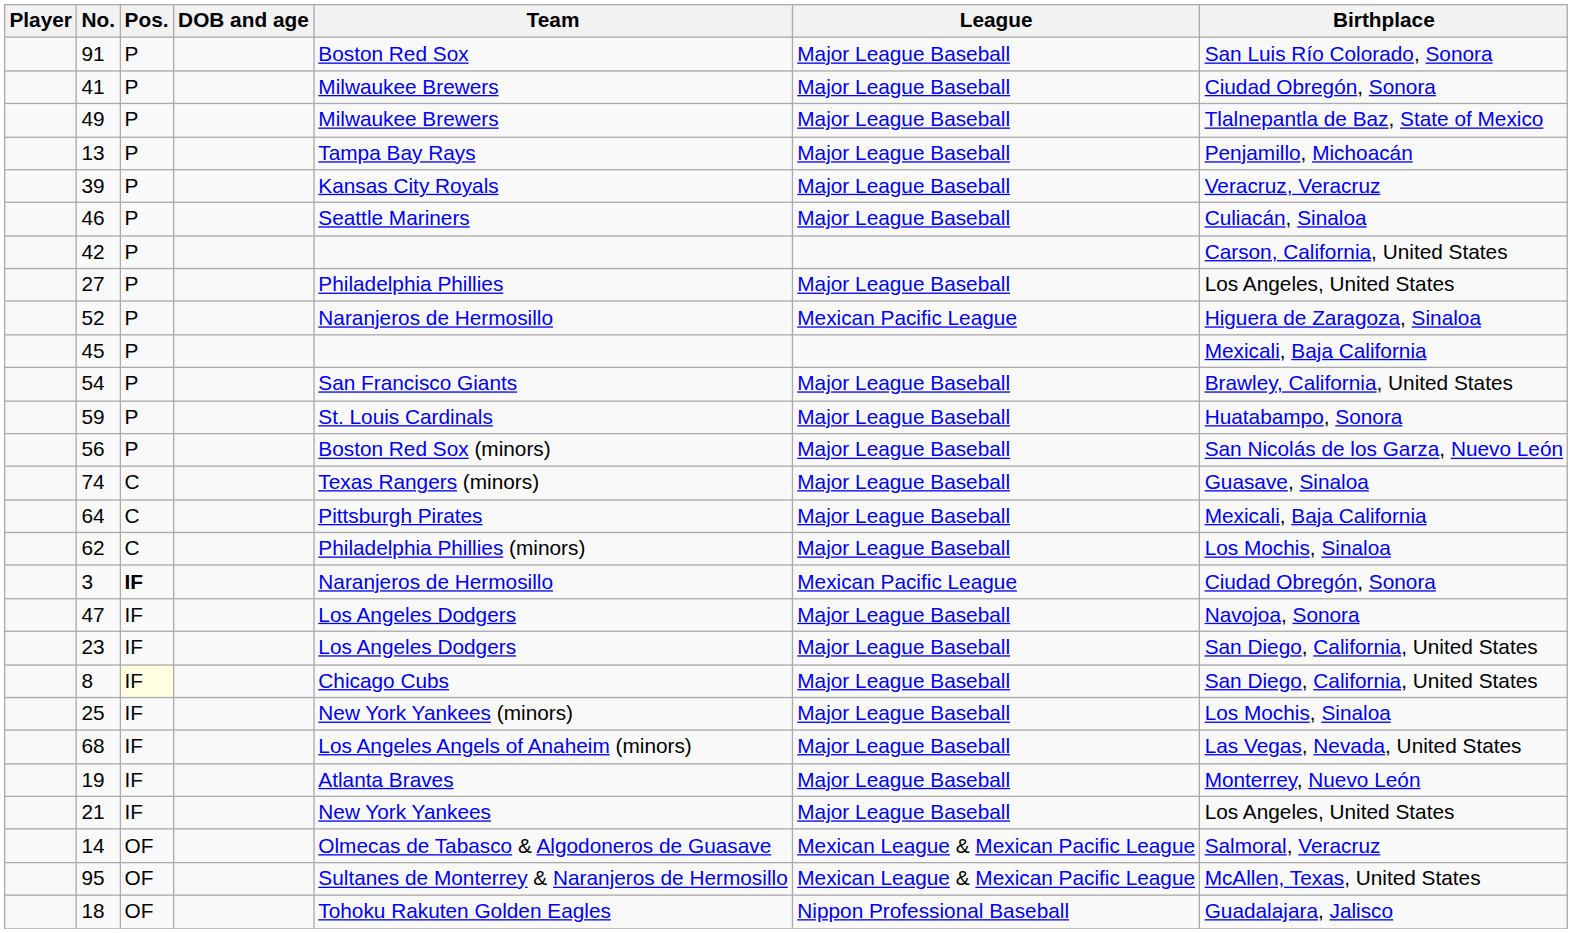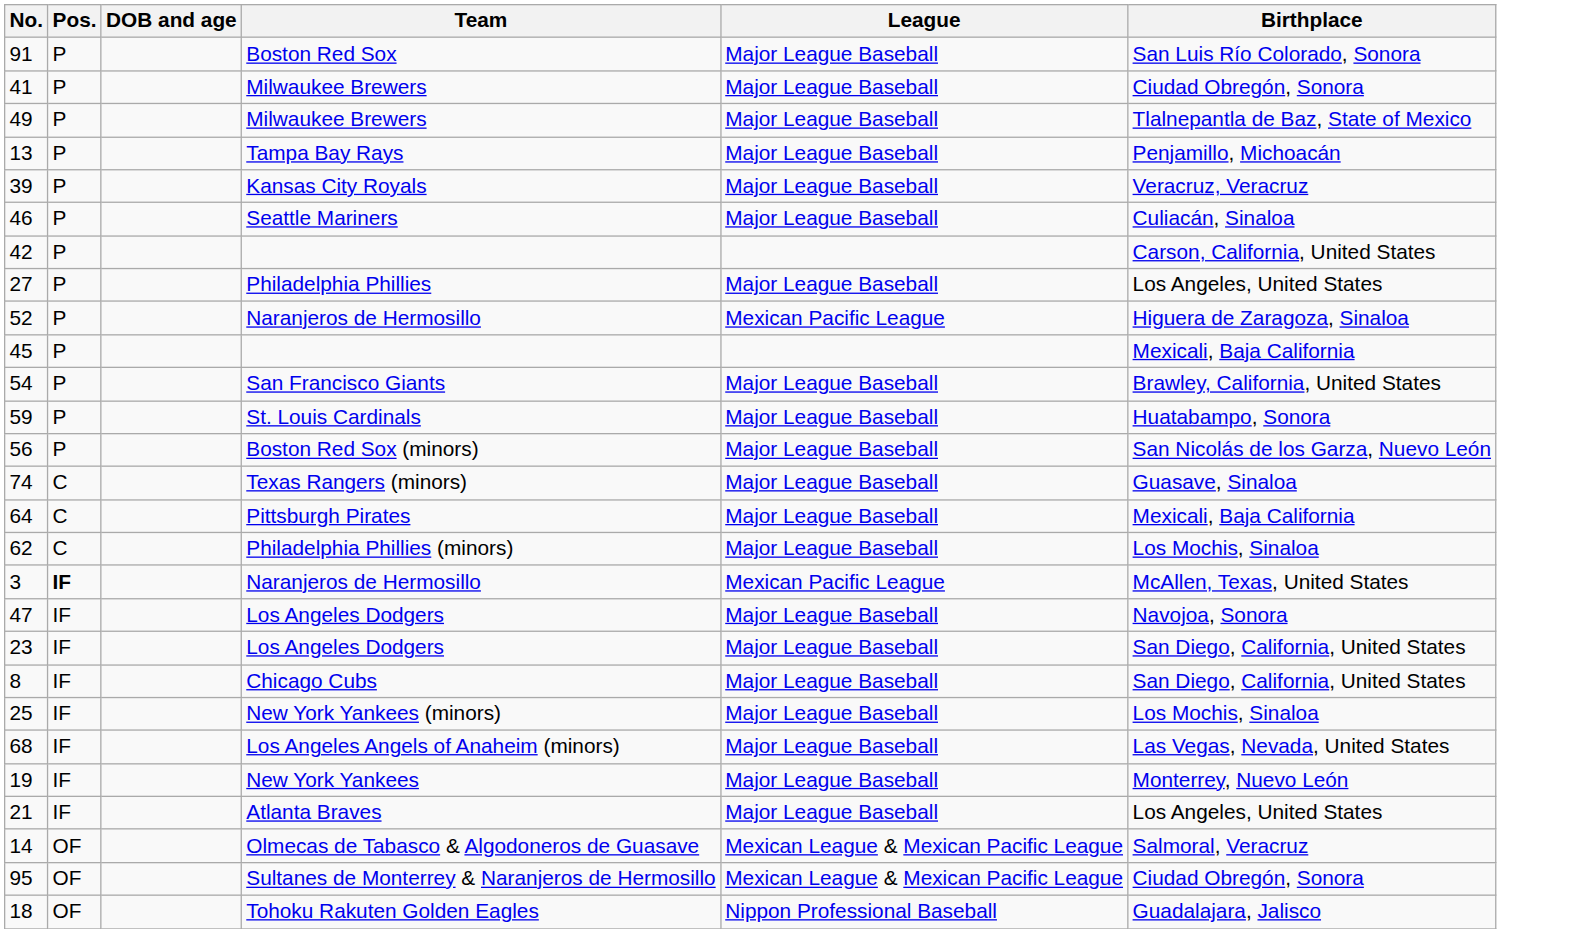- column: (41, 20)
(1320, 581) Ciudad Obregón, Sonora -> (1271, 581) McAllen, Texas, United States
(134, 680) lightyellow background -> (62, 680) no background
(386, 779) Atlanta Braves -> (333, 779) New York Yankees
(405, 812) New York Yankees -> (314, 812) Atlanta Braves
(1343, 878) McAllen, Texas, United States -> (1248, 878) Ciudad Obregón, Sonora
